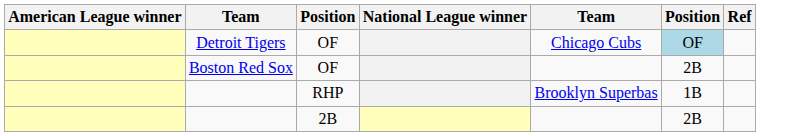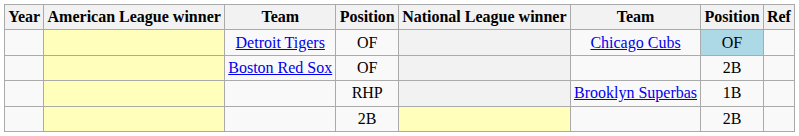+ column: (24, 17)
